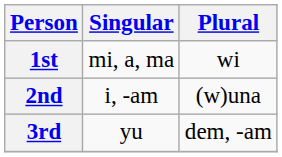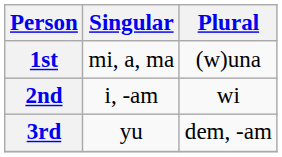(228, 59) wi -> (228, 59) (w)una
(228, 95) (w)una -> (228, 95) wi
